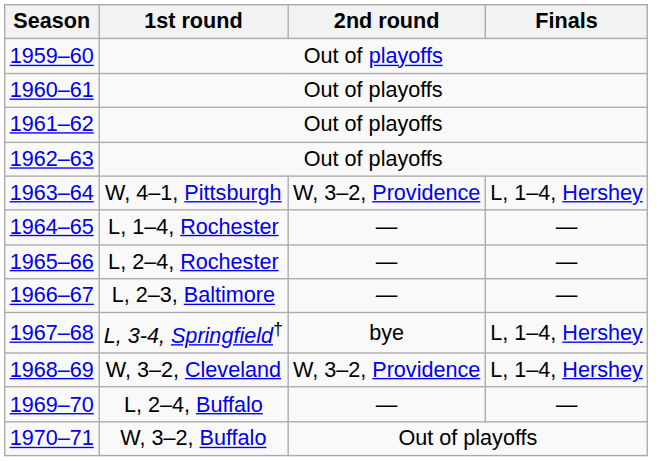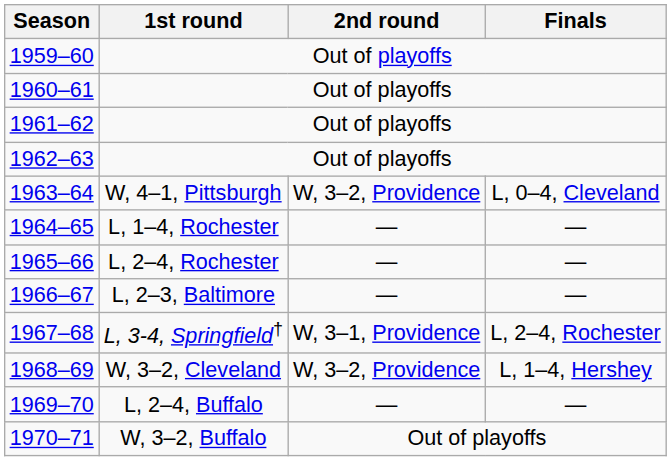(567, 192) L, 1–4, Hershey -> (576, 192) L, 0–4, Cleveland
(387, 332) bye -> (387, 332) W, 3–1, Providence
(567, 332) L, 1–4, Hershey -> (576, 332) L, 2–4, Rochester
